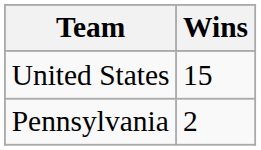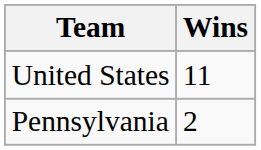(198, 74) 15 -> (197, 74) 11
